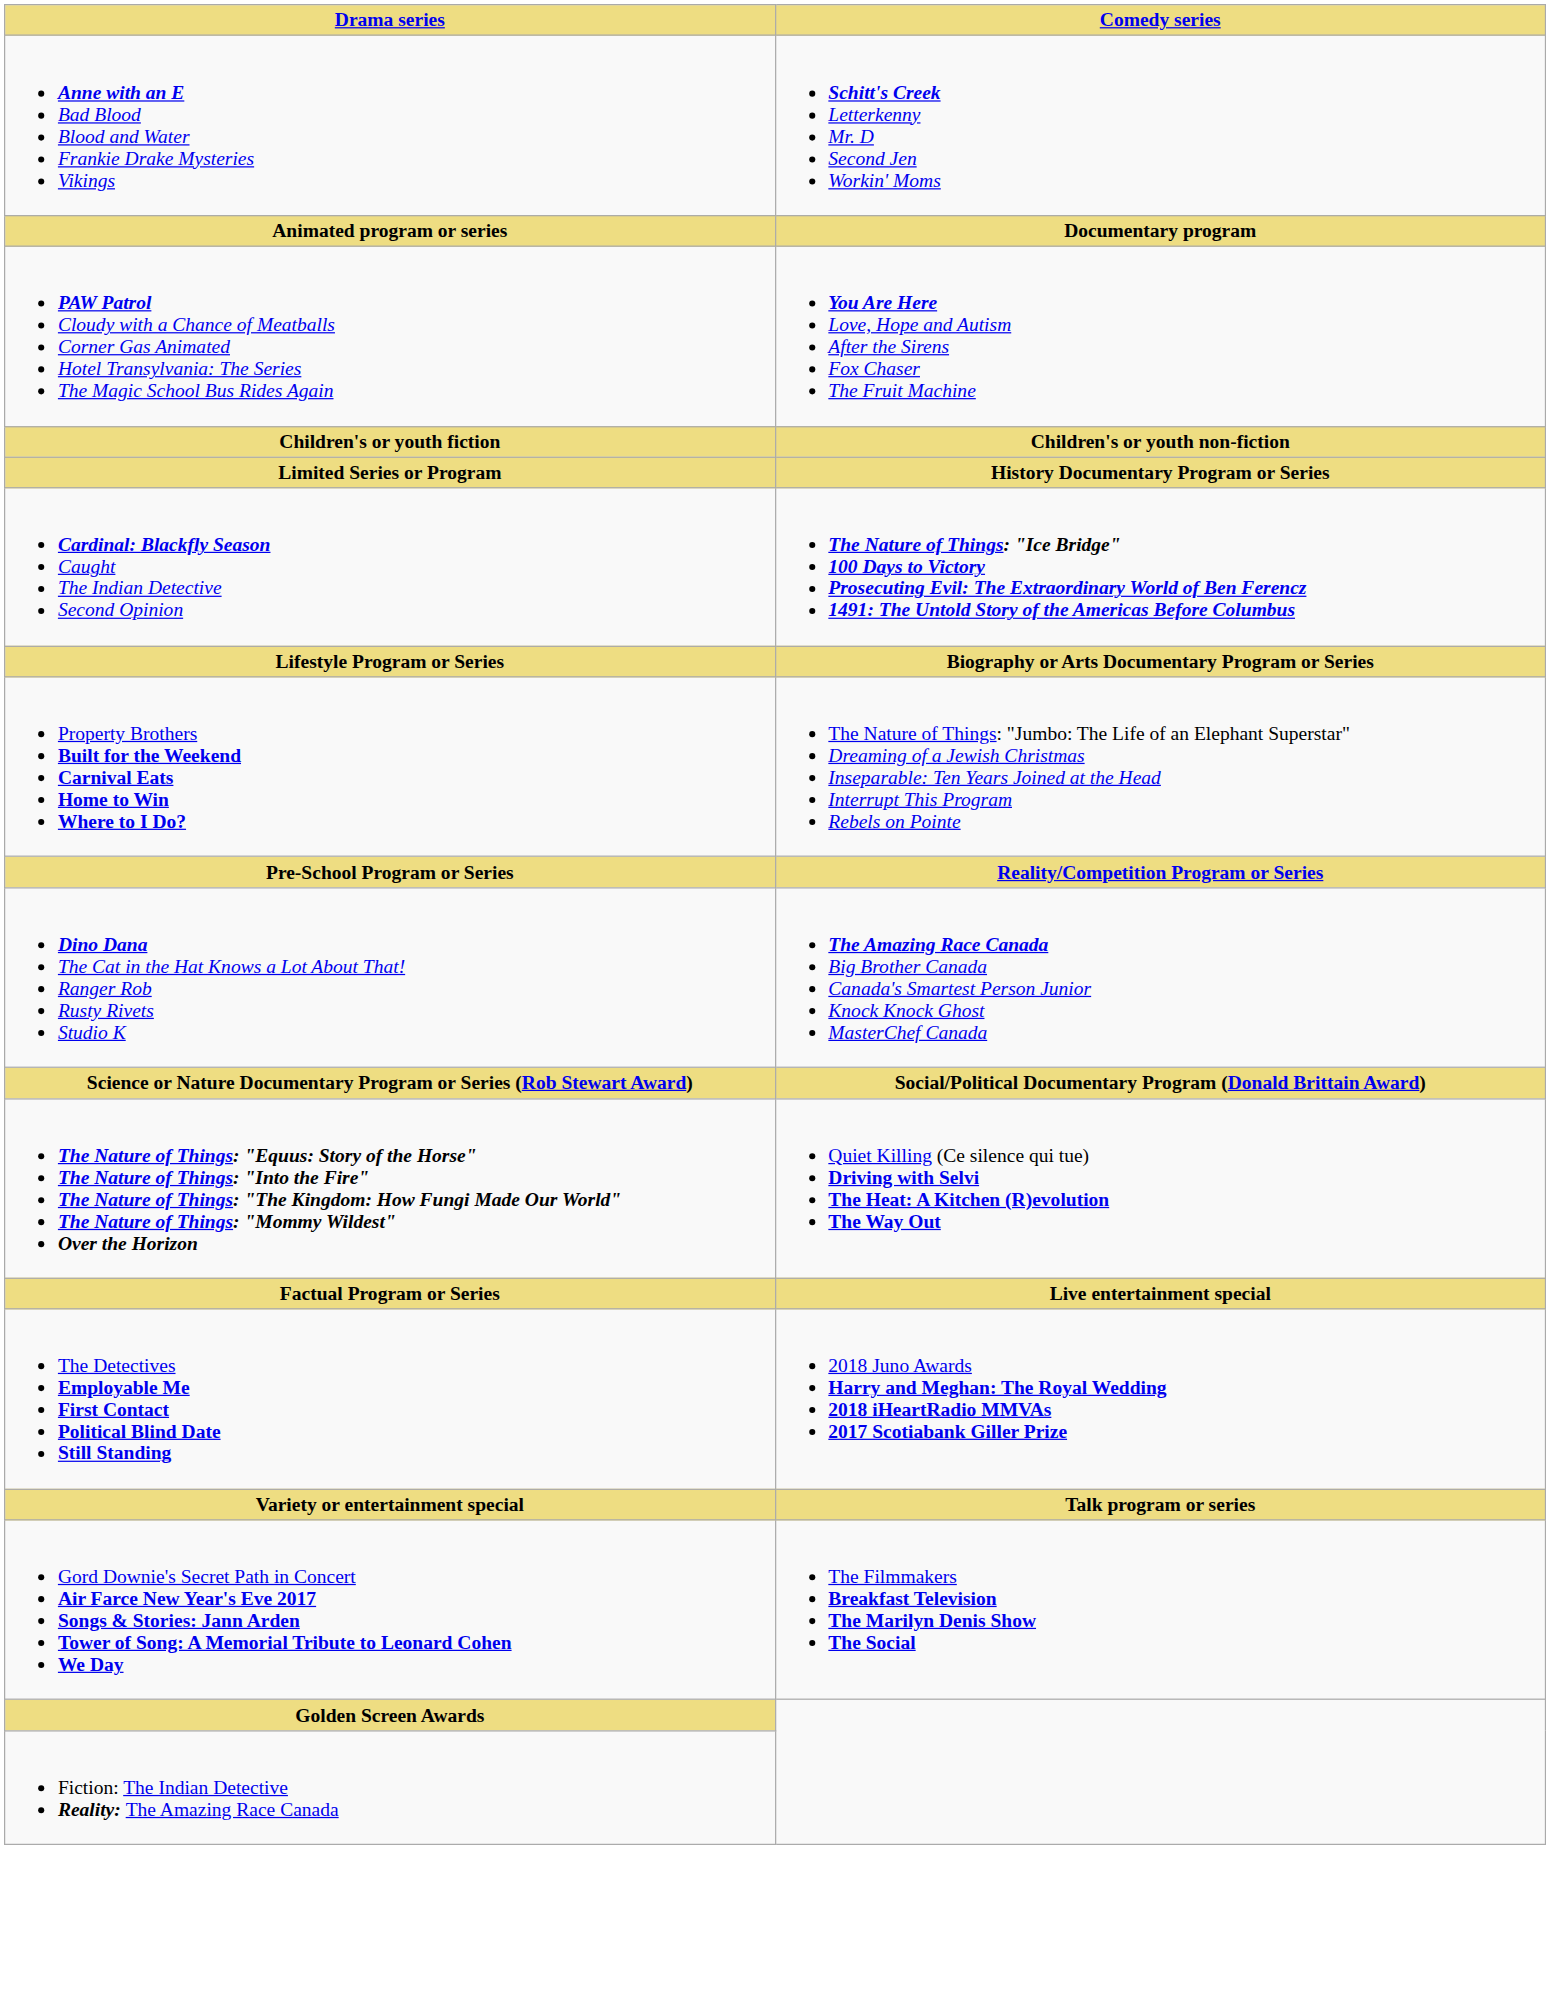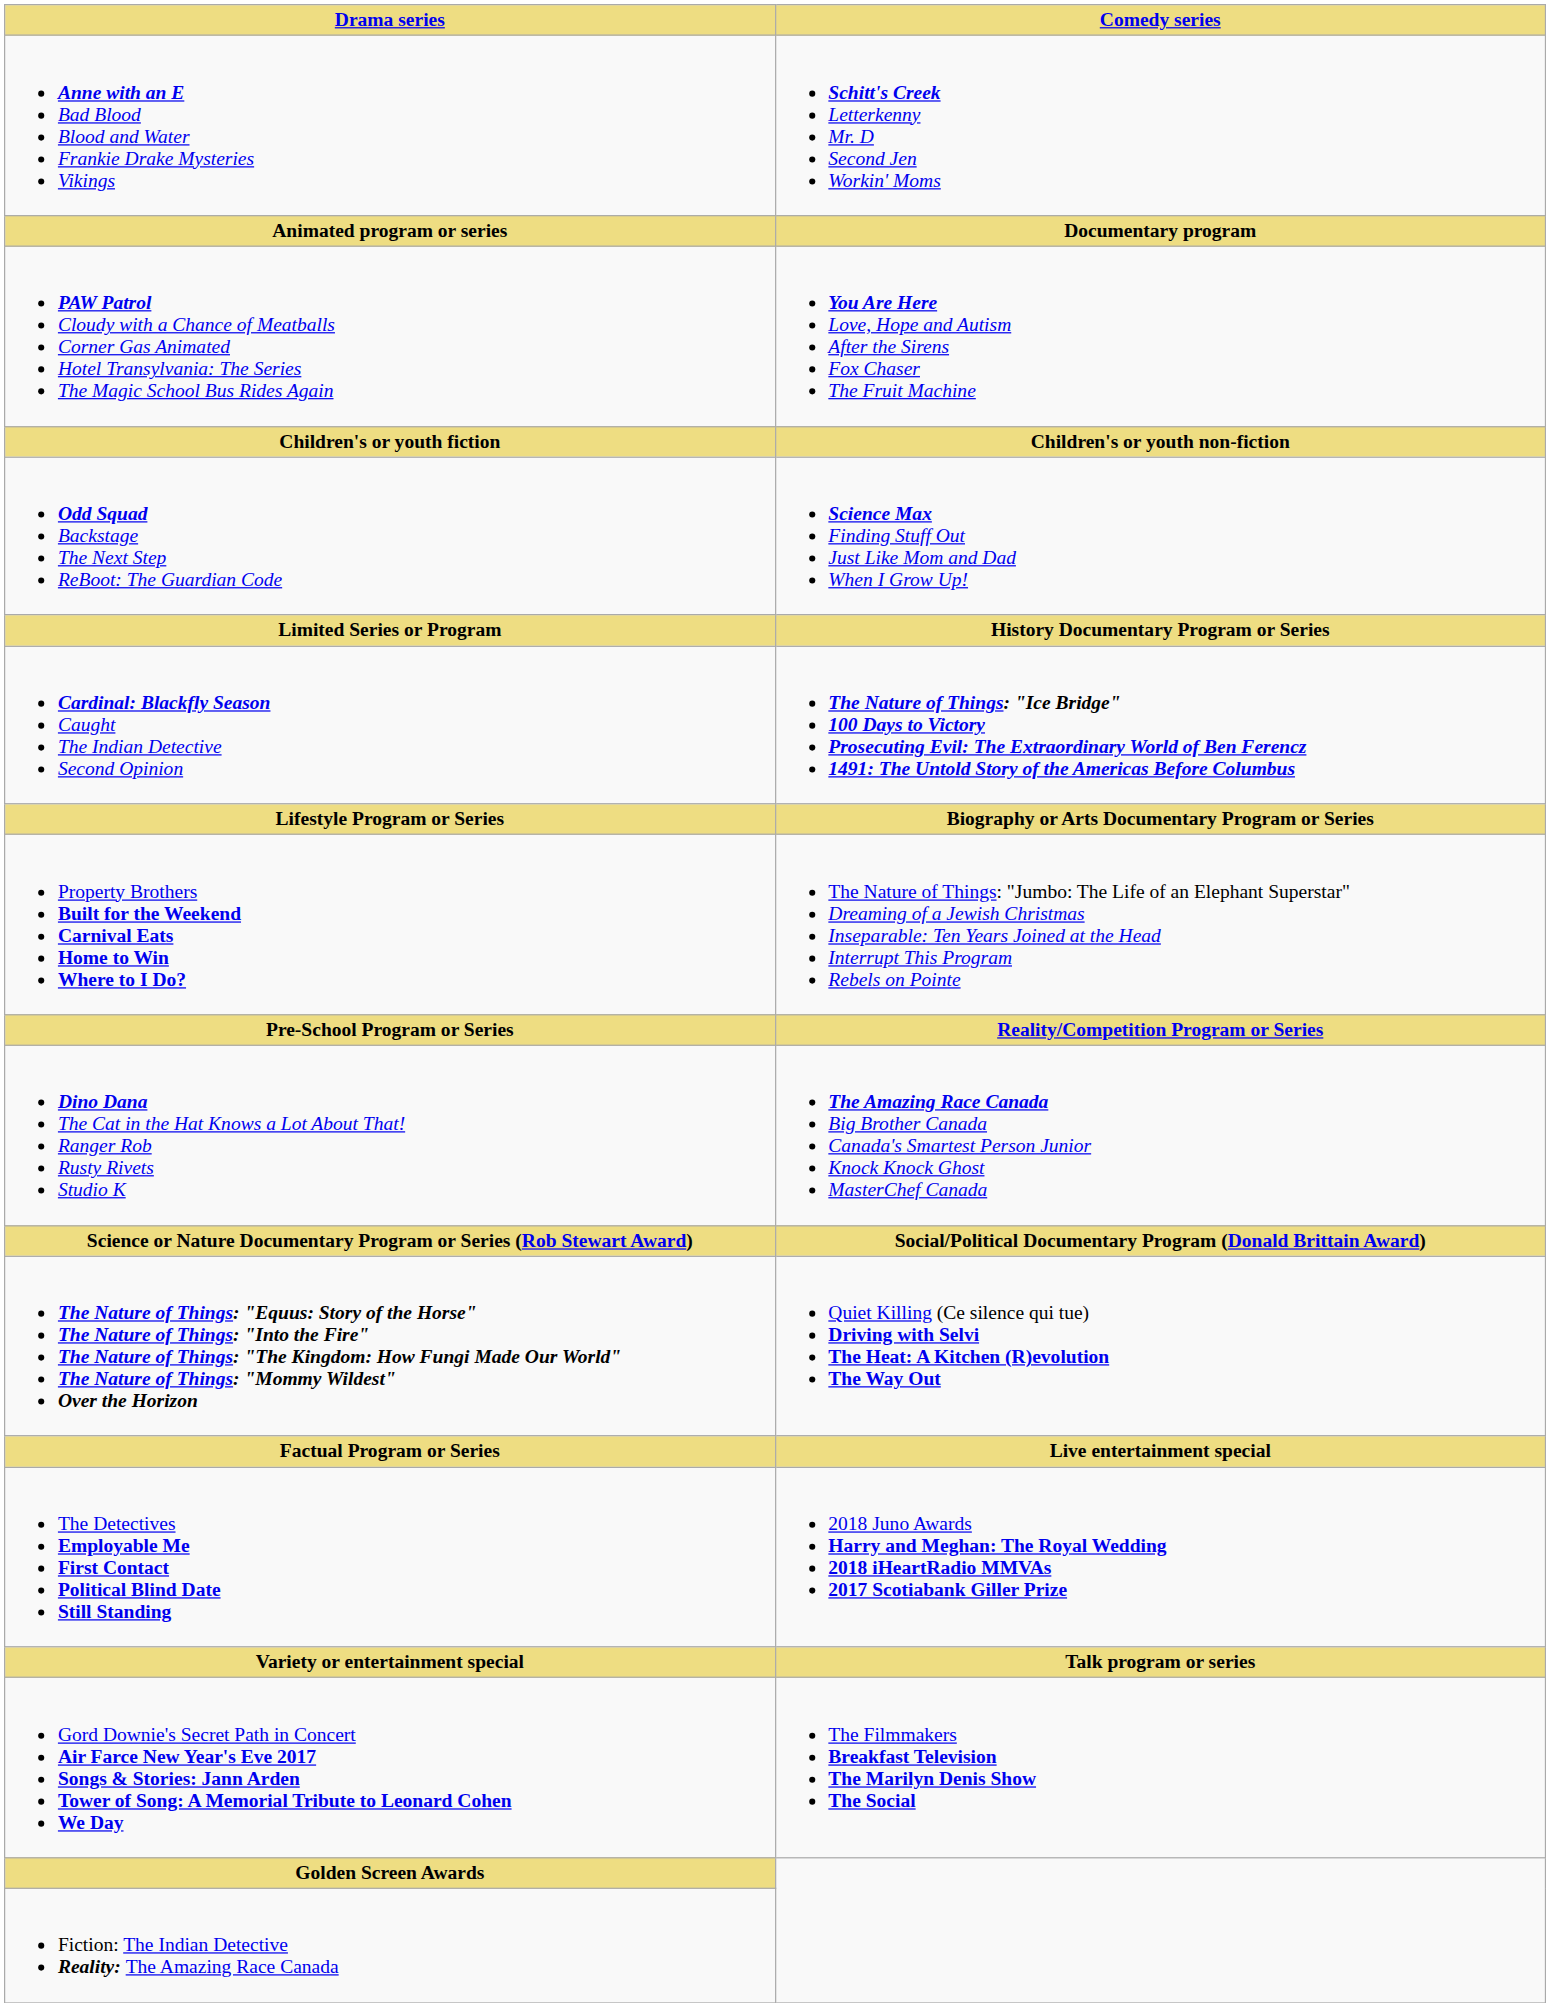+ row: (390, 547)
